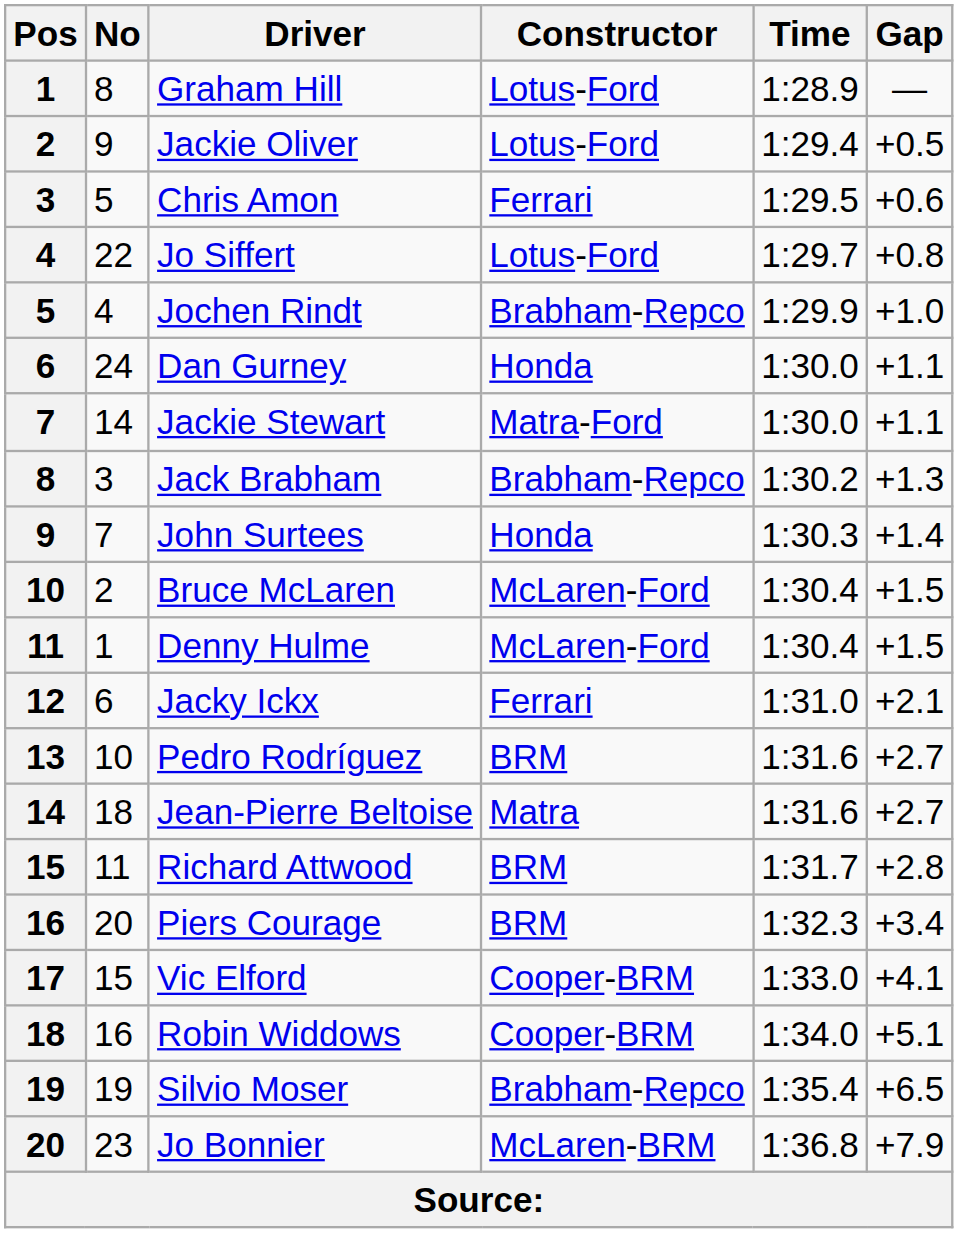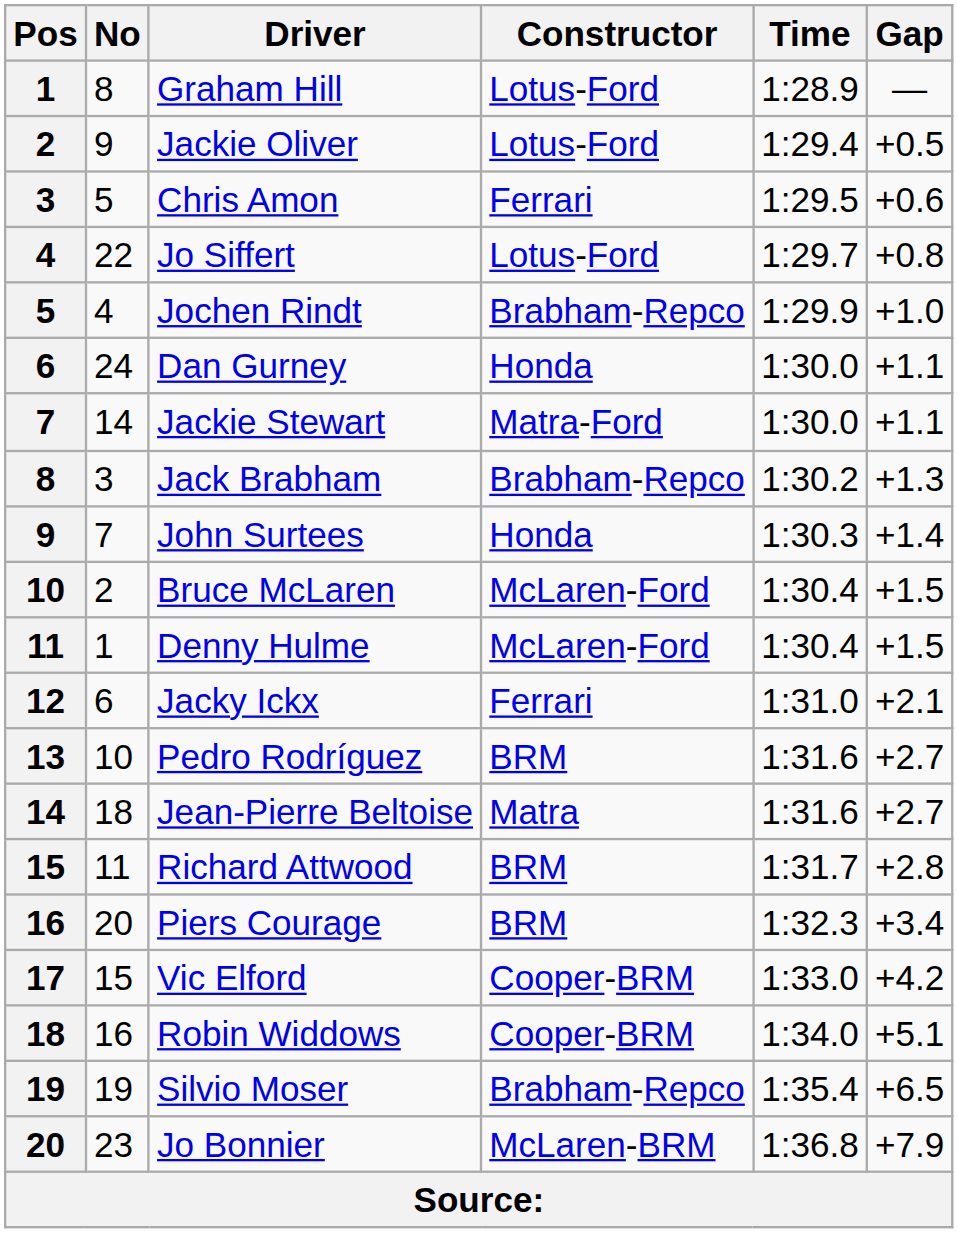(910, 978) +4.1 -> (910, 978) +4.2
